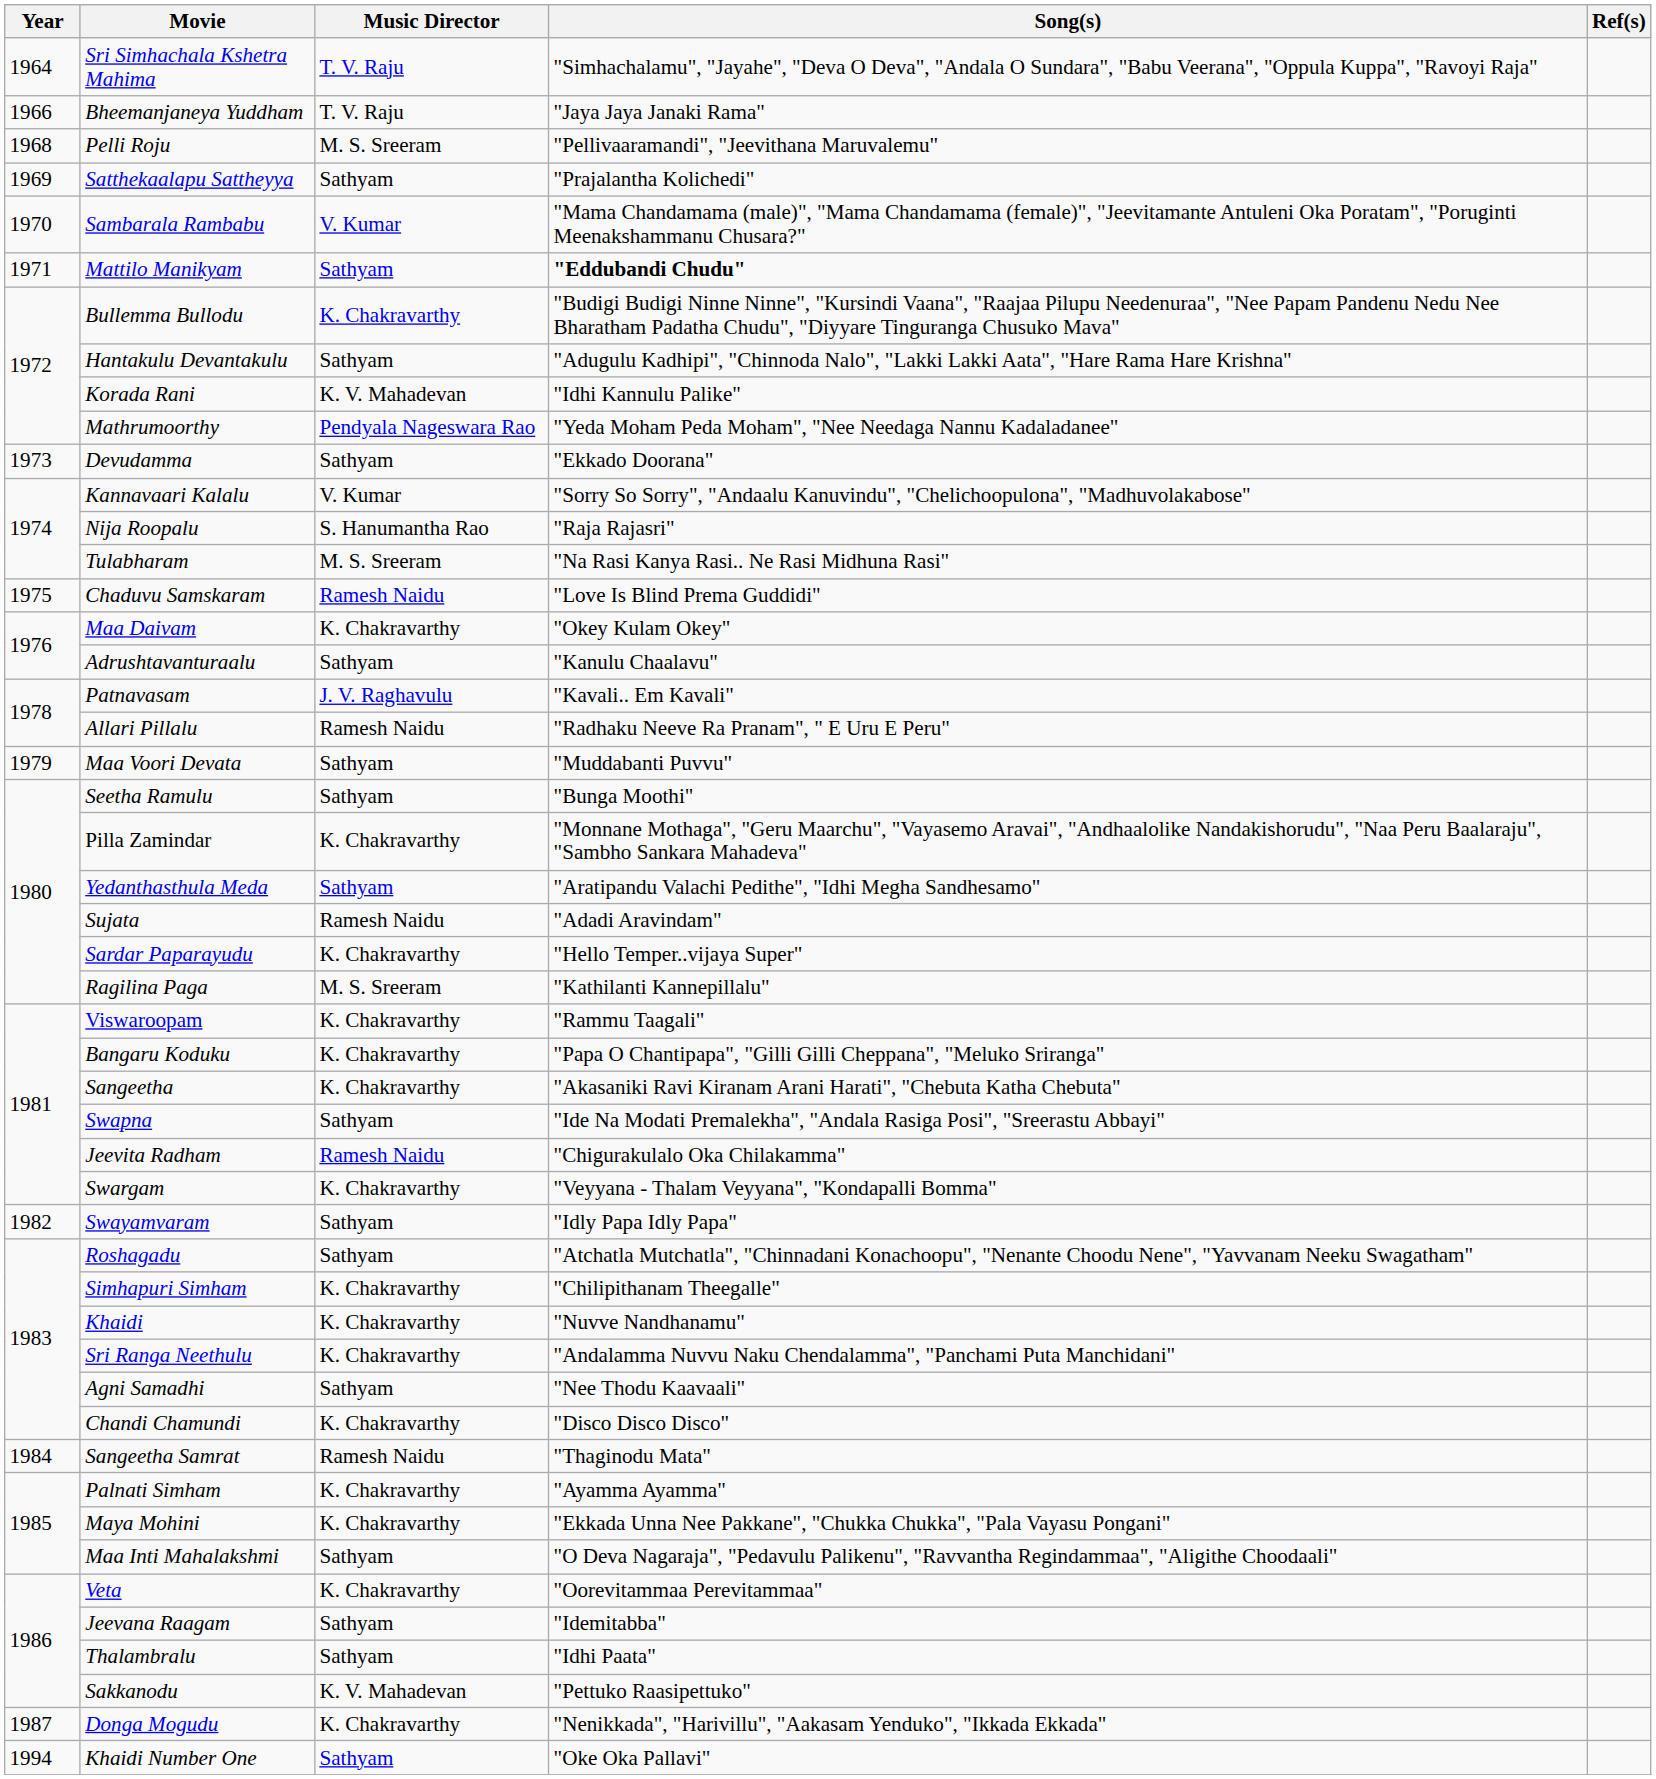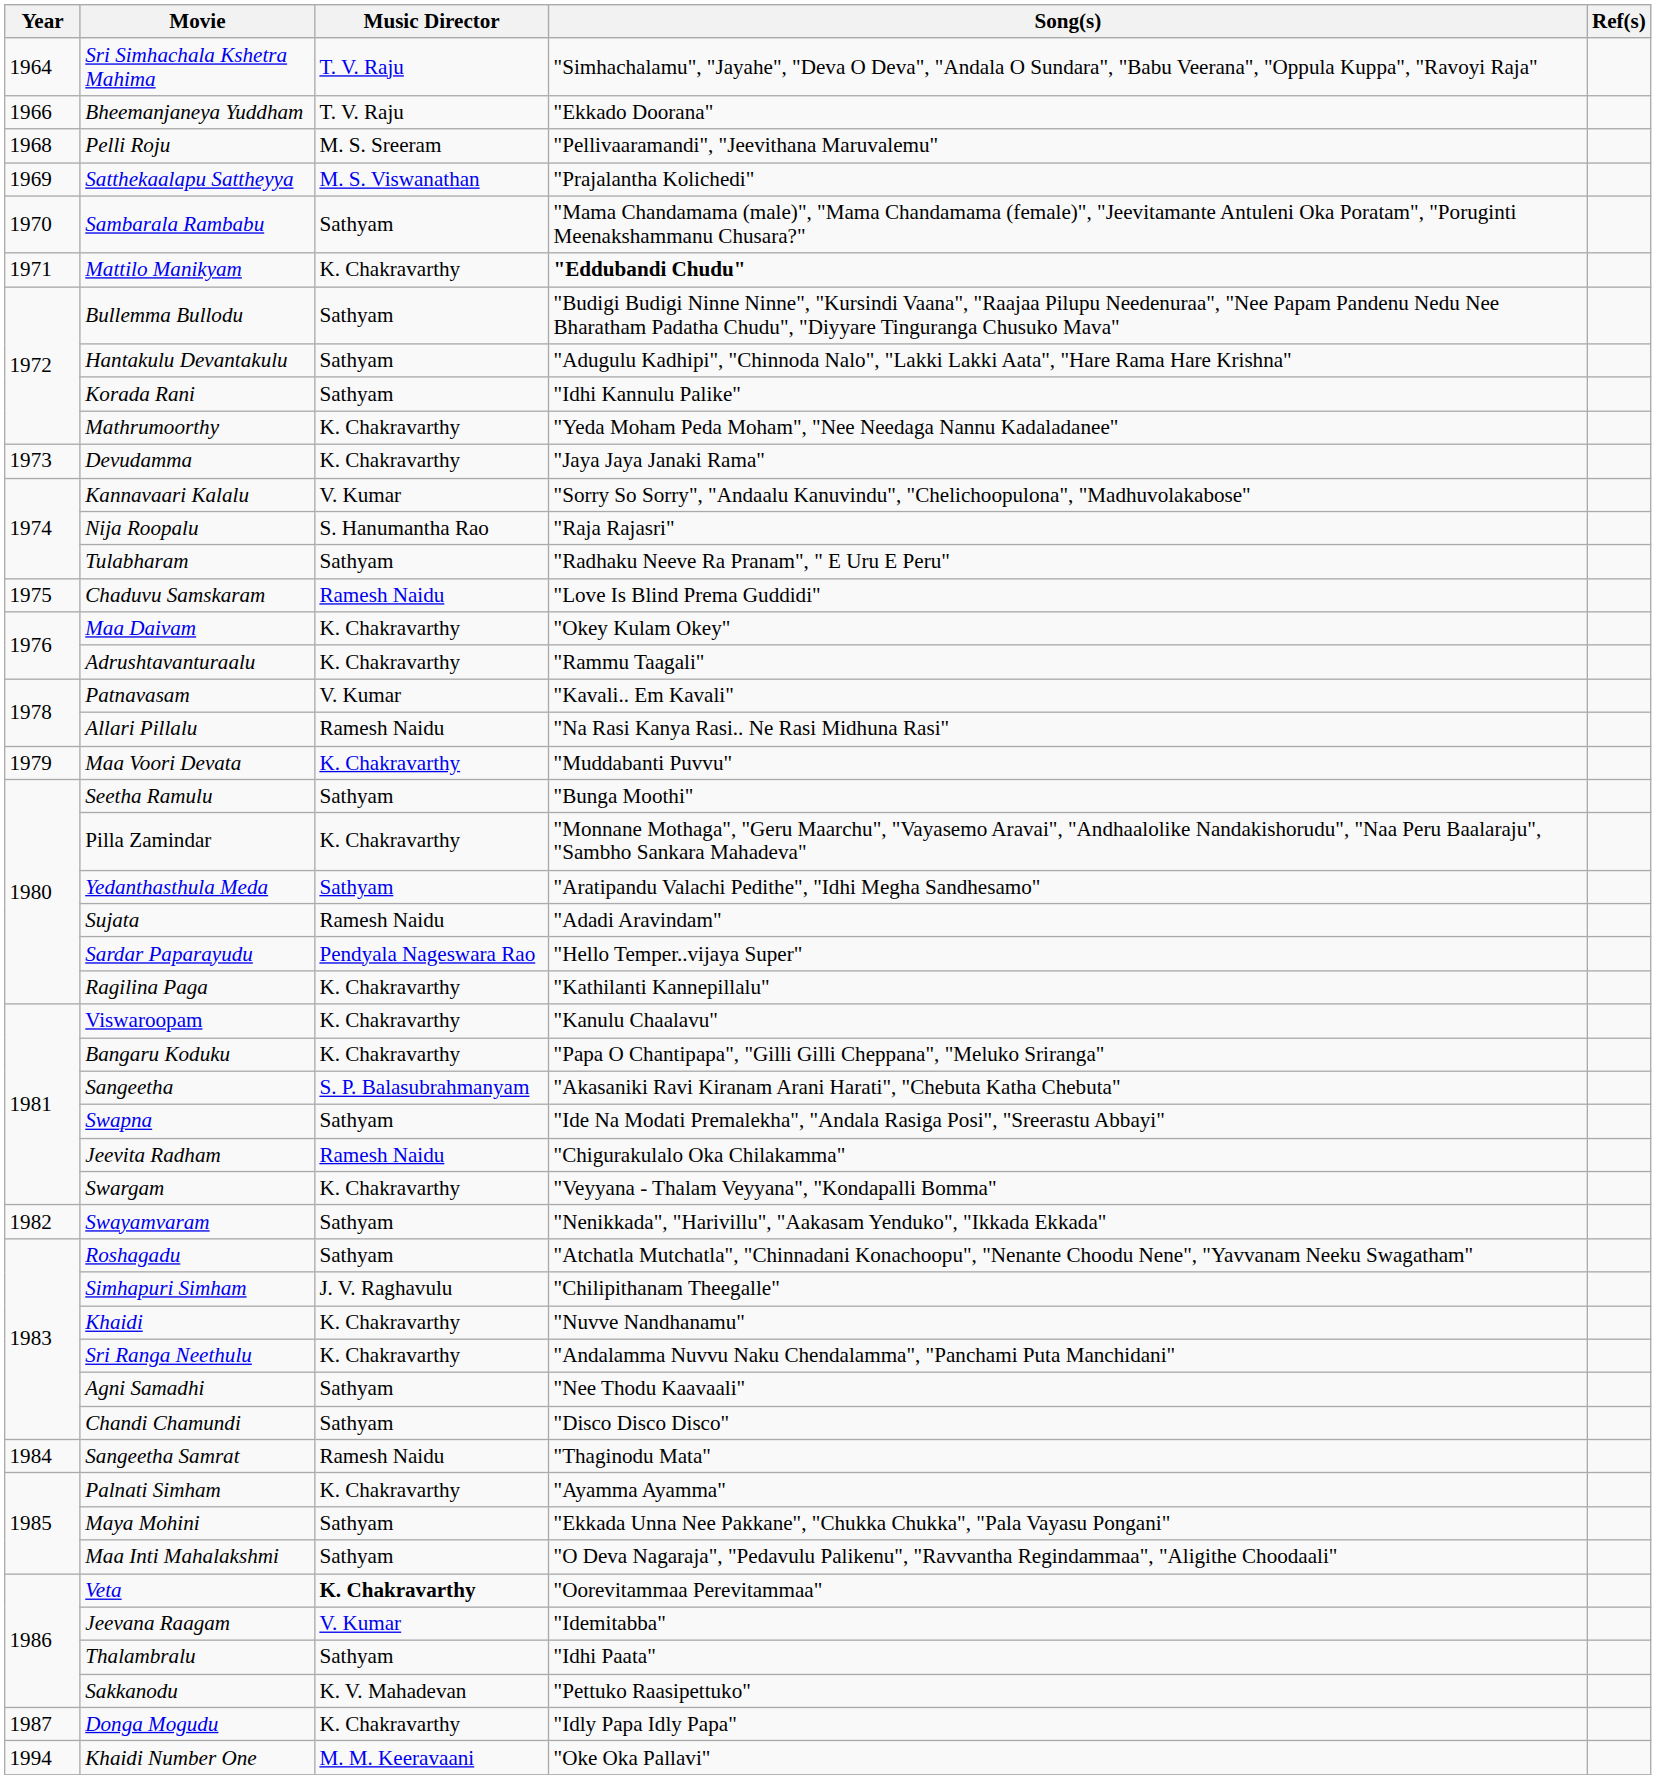(659, 111) "Jaya Jaya Janaki Rama" -> (633, 111) "Ekkado Doorana"
(356, 178) Sathyam -> (400, 178) M. S. Viswanathan
(360, 224) V. Kumar -> (356, 224) Sathyam
(356, 269) Sathyam -> (390, 269) K. Chakravarthy
(390, 315) K. Chakravarthy -> (356, 315) Sathyam
(393, 393) K. V. Mahadevan -> (356, 393) Sathyam
(427, 427) Pendyala Nageswara Rao -> (390, 427) K. Chakravarthy
(356, 460) Sathyam -> (390, 460) K. Chakravarthy
(633, 460) "Ekkado Doorana" -> (659, 460) "Jaya Jaya Janaki Rama"
(380, 561) M. S. Sreeram -> (356, 561) Sathyam
(751, 561) "Na Rasi Kanya Rasi.. Ne Rasi Midhuna Rasi" -> (752, 561) "Radhaku Neeve Ra Pranam", " E Uru E Peru"
(356, 661) Sathyam -> (390, 661) K. Chakravarthy
(636, 661) "Kanulu Chaalavu" -> (629, 661) "Rammu Taagali"
(386, 695) J. V. Raghavulu -> (360, 695) V. Kumar
(752, 728) "Radhaku Neeve Ra Pranam", " E Uru E Peru" -> (751, 728) "Na Rasi Kanya Rasi.. Ne Rasi Midhuna Rasi"
(356, 762) Sathyam -> (390, 762) K. Chakravarthy
(390, 953) K. Chakravarthy -> (427, 953) Pendyala Nageswara Rao
(380, 987) M. S. Sreeram -> (390, 987) K. Chakravarthy
(629, 1020) "Rammu Taagali" -> (636, 1020) "Kanulu Chaalavu"
(390, 1087) K. Chakravarthy -> (424, 1087) S. P. Balasubrahmanyam
(645, 1221) "Idly Papa Idly Papa" -> (830, 1221) "Nenikkada", "Harivillu", "Aakasam Yenduko", "Ikkada Ekkada"
(390, 1288) K. Chakravarthy -> (386, 1288) J. V. Raghavulu
(390, 1422) K. Chakravarthy -> (356, 1422) Sathyam
(390, 1523) K. Chakravarthy -> (356, 1523) Sathyam
(390, 1590) normal -> (397, 1590) bold
(356, 1623) Sathyam -> (360, 1623) V. Kumar
(830, 1724) "Nenikkada", "Harivillu", "Aakasam Yenduko", "Ikkada Ekkada" -> (645, 1724) "Idly Papa Idly Papa"
(356, 1757) Sathyam -> (397, 1757) M. M. Keeravaani
